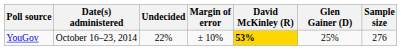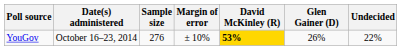columns swapped: (380, 17) <-> (163, 17)
(330, 38) 25% -> (317, 38) 26%
